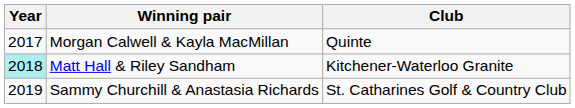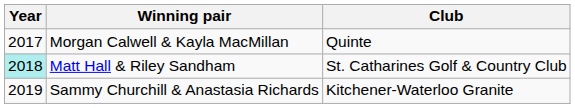(420, 66) Kitchener-Waterloo Granite -> (446, 66) St. Catharines Golf & Country Club
(446, 90) St. Catharines Golf & Country Club -> (420, 90) Kitchener-Waterloo Granite
